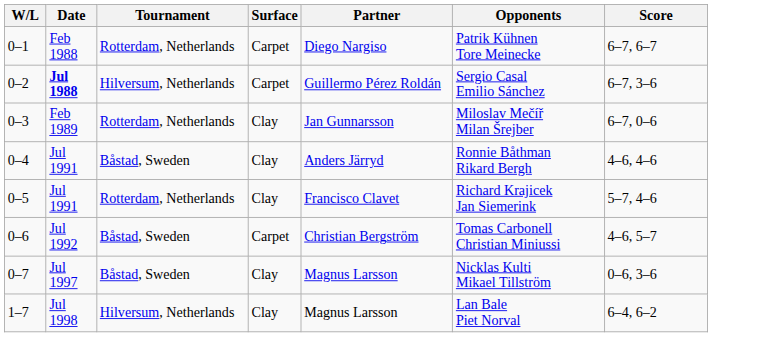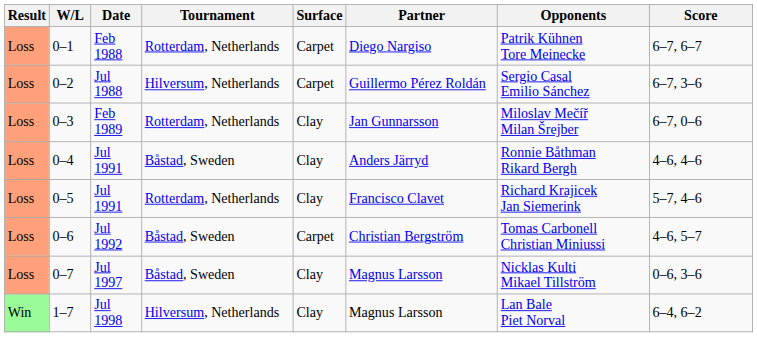+ column: (27, 15)
(63, 84) bold -> (108, 84) normal
